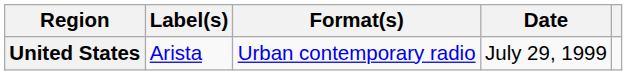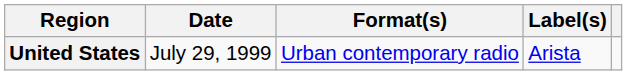columns swapped: (546, 20) <-> (189, 20)
